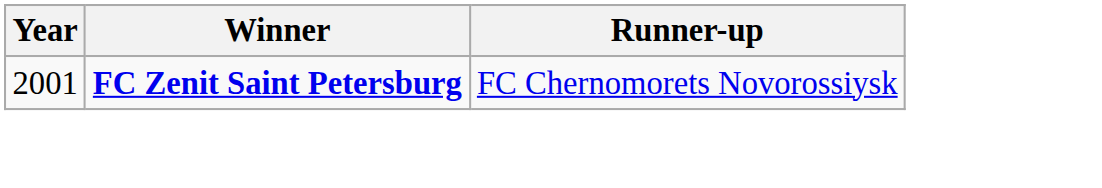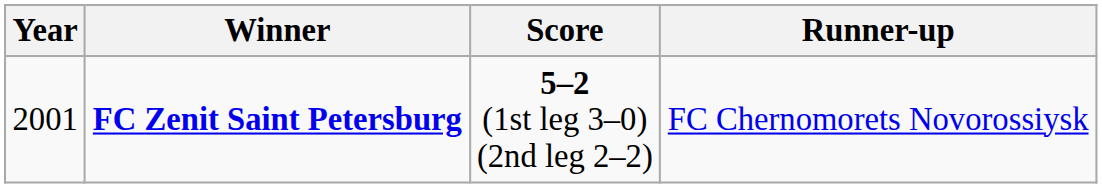+ column: (565, 30)
